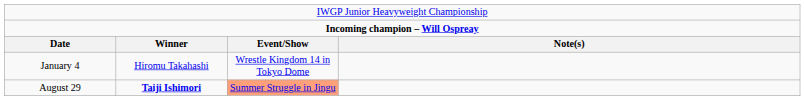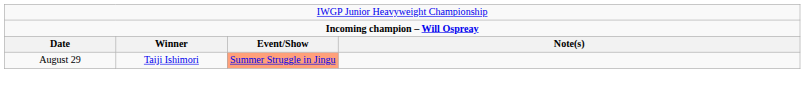- row: (60, 66)
(171, 87) bold -> (171, 60) normal
